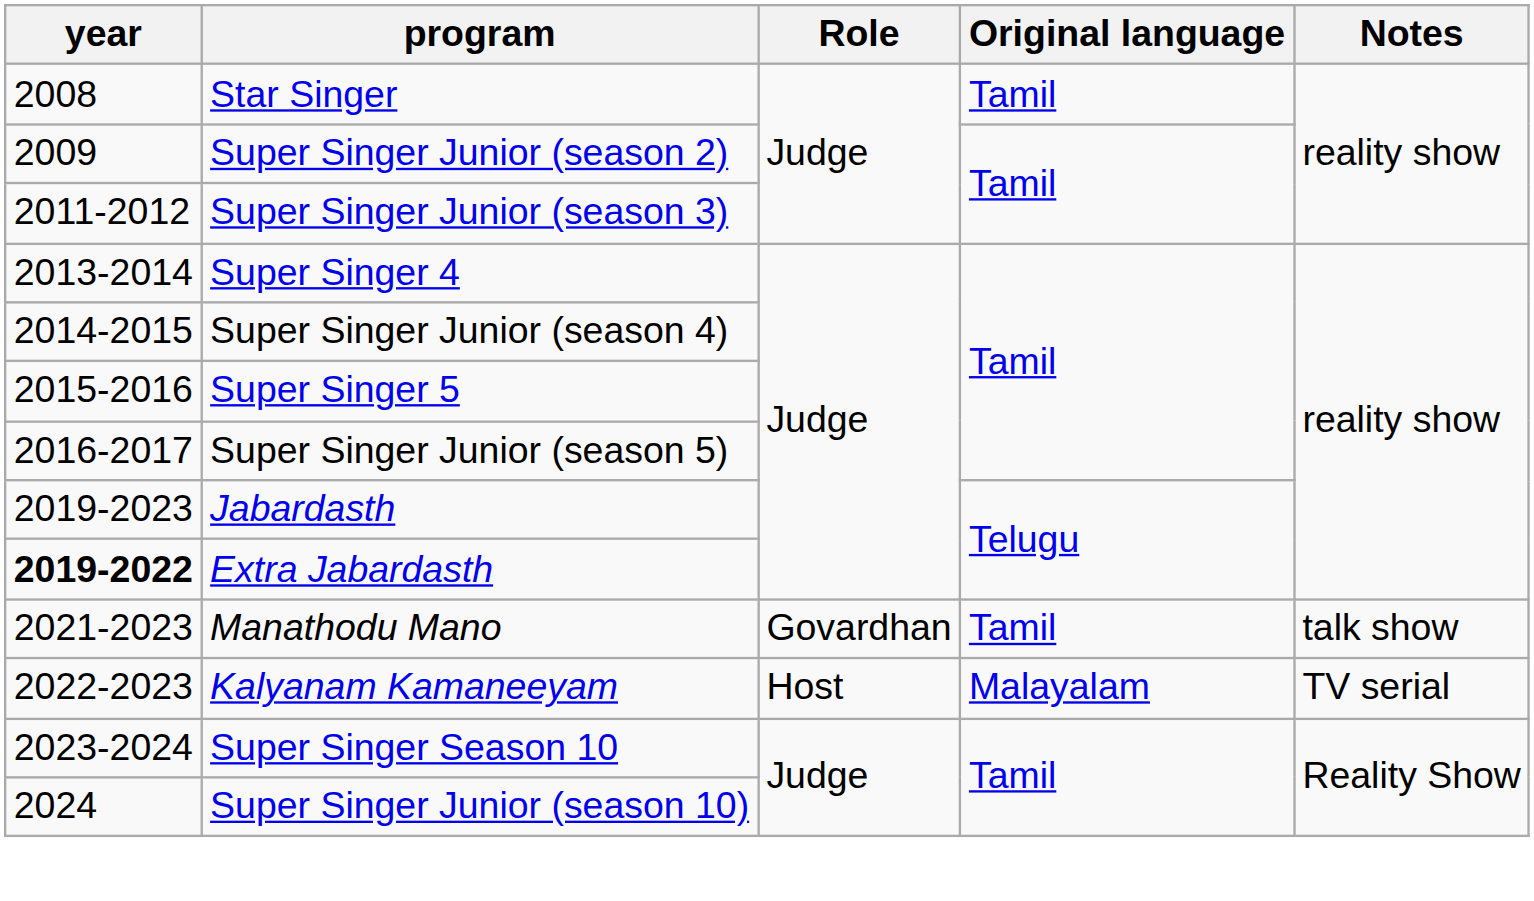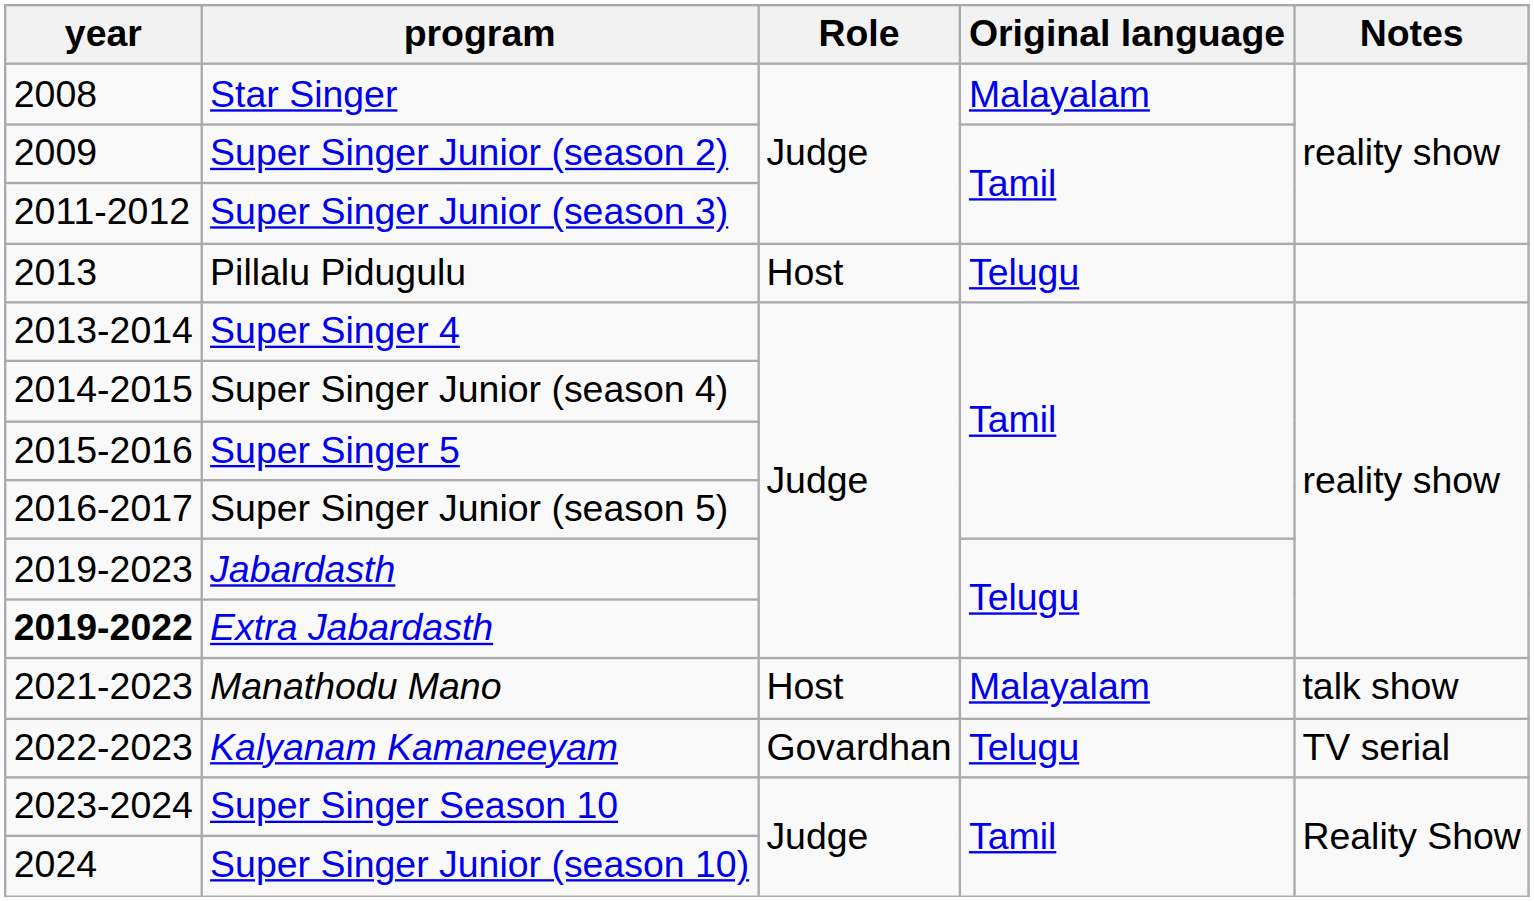(1013, 93) Tamil -> (1059, 93) Malayalam
+ row: (338, 271)
(859, 627) Govardhan -> (805, 687) Host
(1013, 627) Tamil -> (1059, 687) Malayalam
(805, 687) Host -> (859, 746) Govardhan
(1059, 687) Malayalam -> (1024, 746) Telugu
